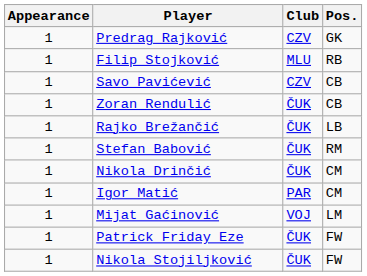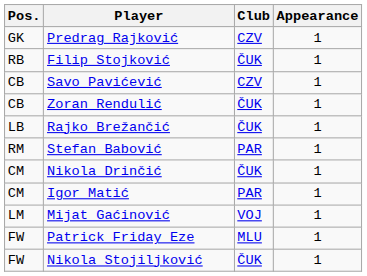columns swapped: (342, 16) <-> (49, 16)
(299, 60) MLU -> (250, 60) ČUK
(299, 149) ČUK -> (250, 149) PAR
(299, 238) ČUK -> (250, 238) MLU
